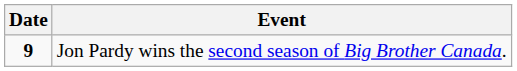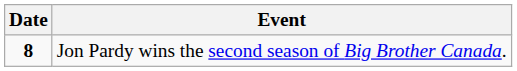(28, 50) 9 -> (28, 50) 8
